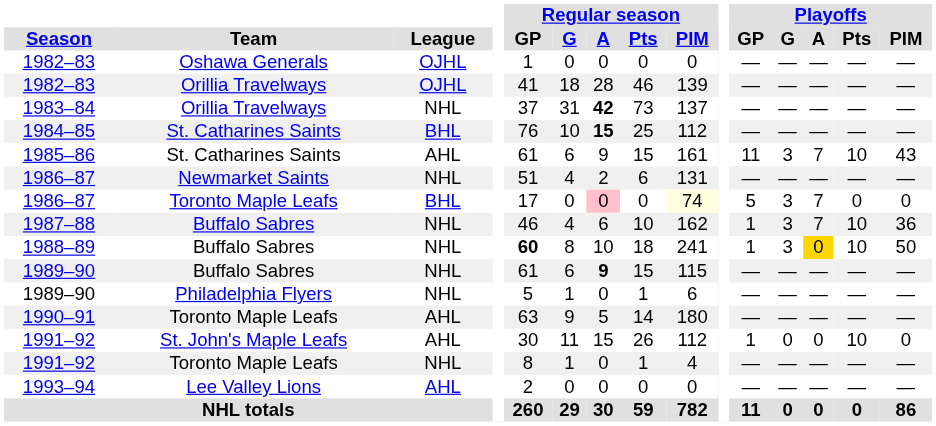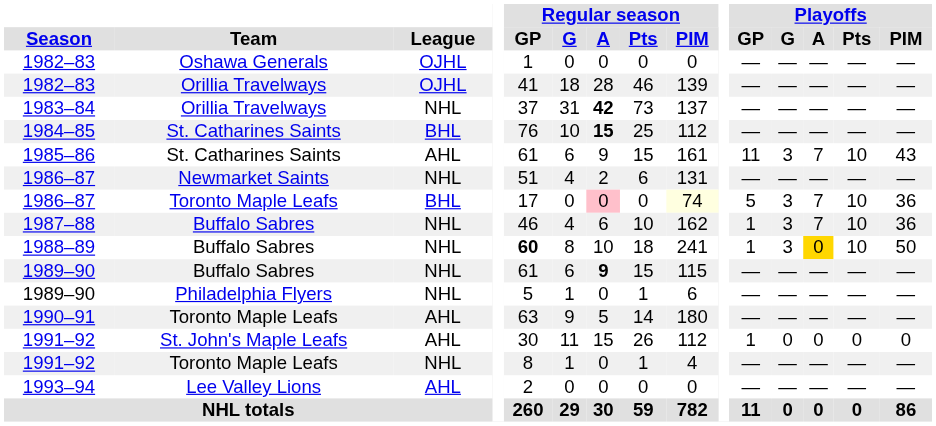(857, 201) 0 -> (857, 201) 10
(906, 201) 0 -> (906, 201) 36
(857, 340) 10 -> (857, 340) 0
